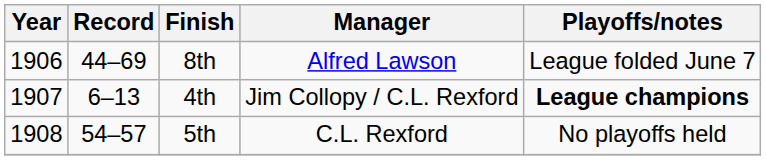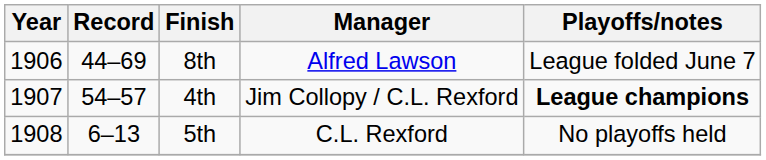(114, 97) 6–13 -> (114, 97) 54–57
(114, 135) 54–57 -> (114, 135) 6–13
